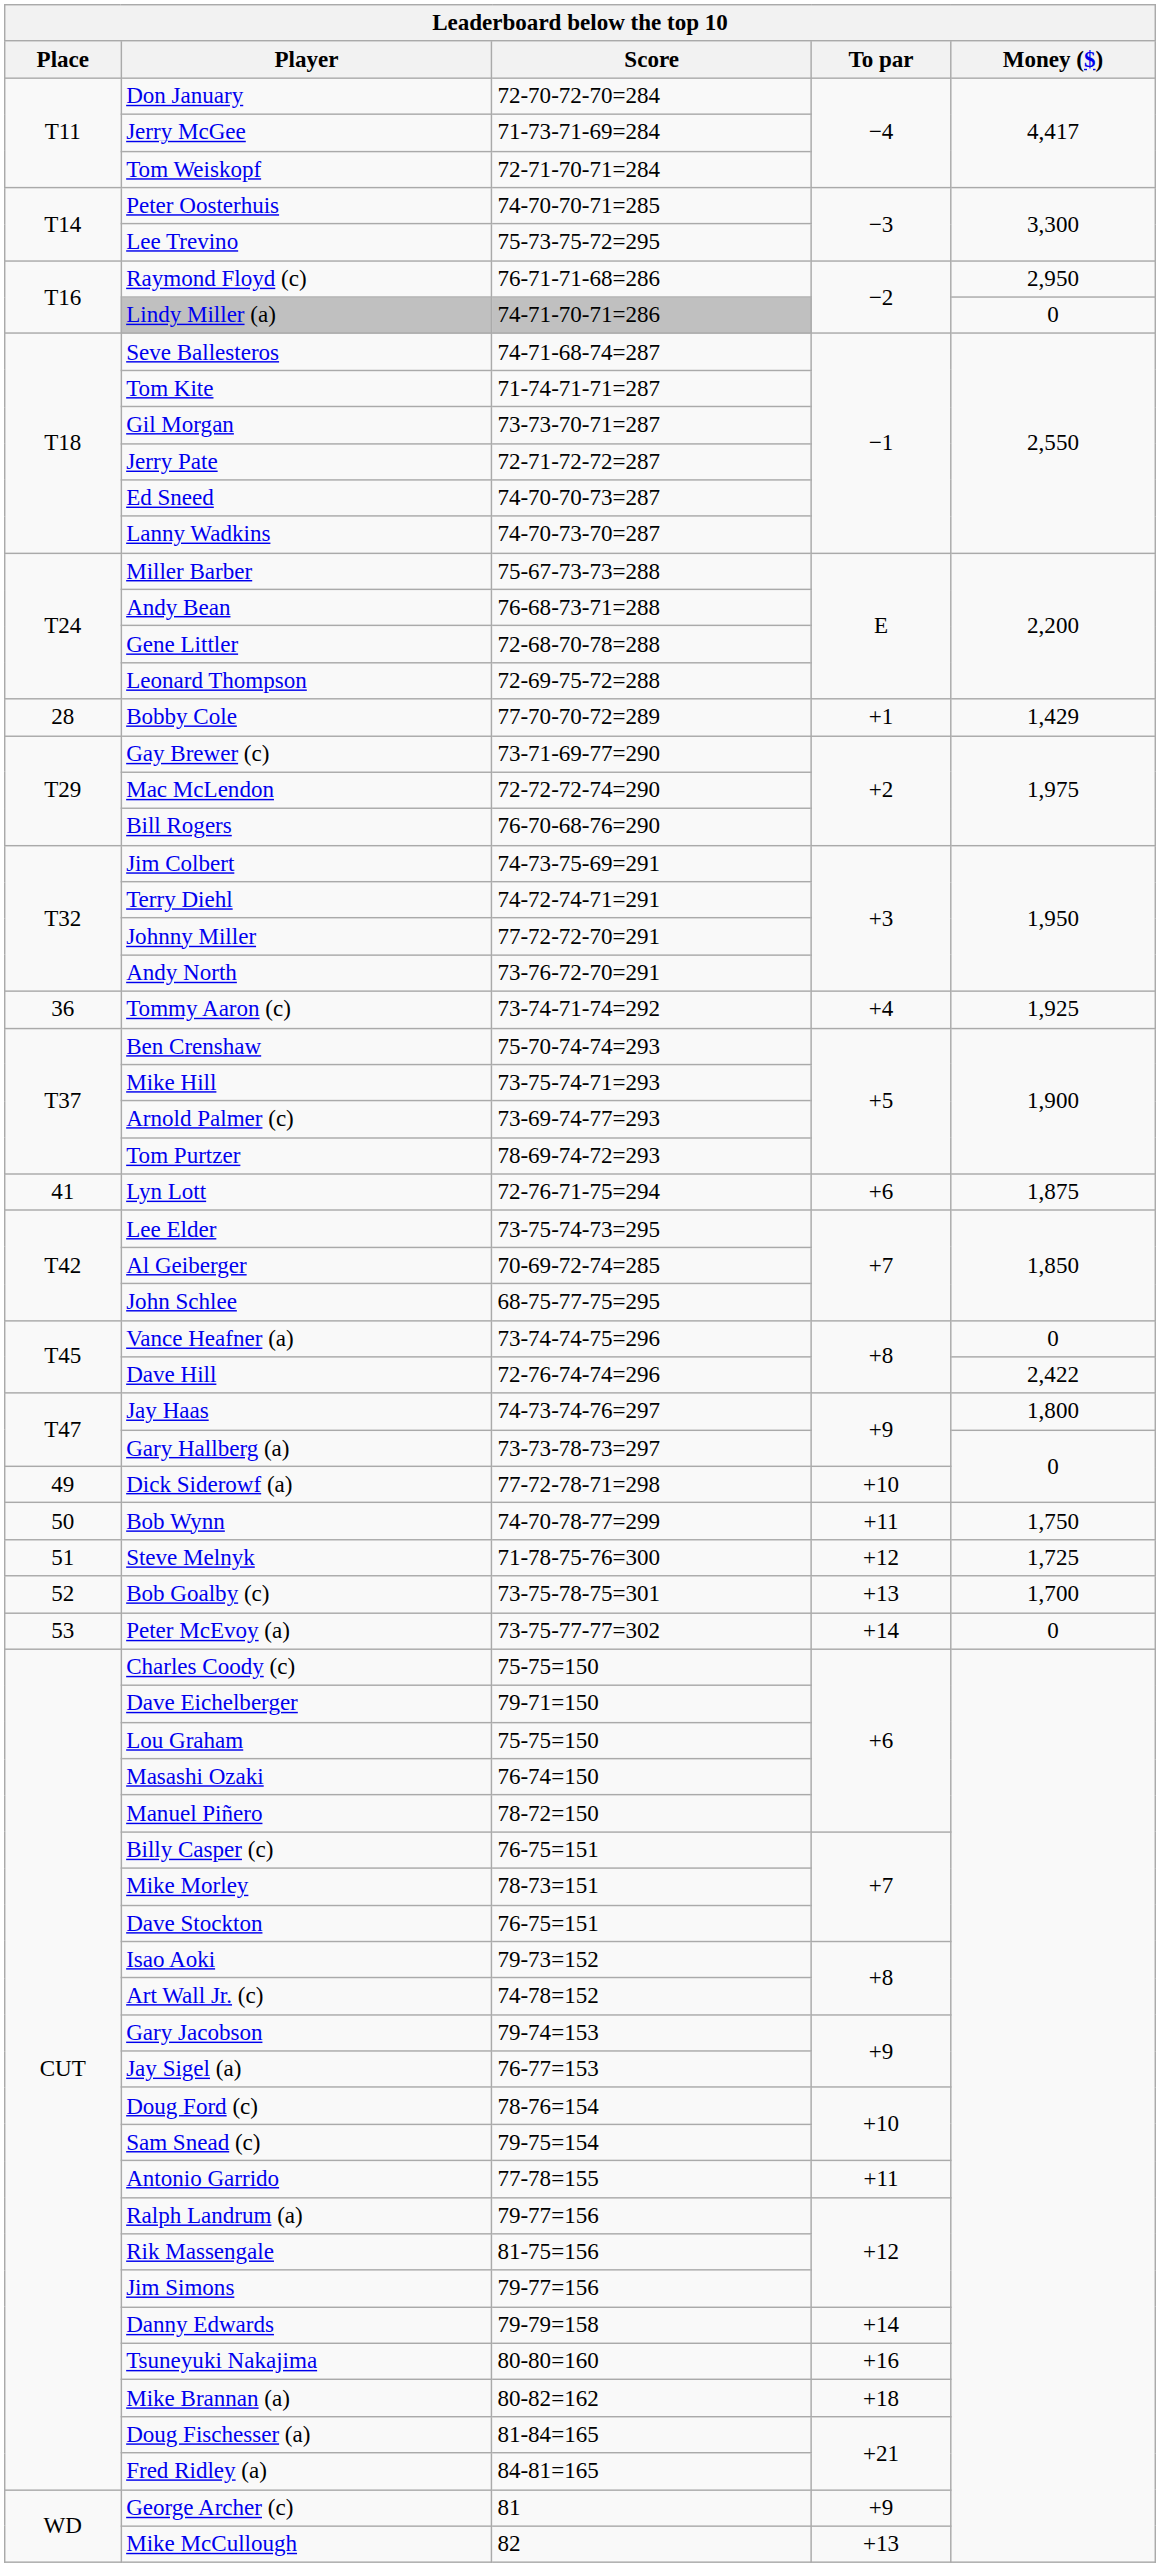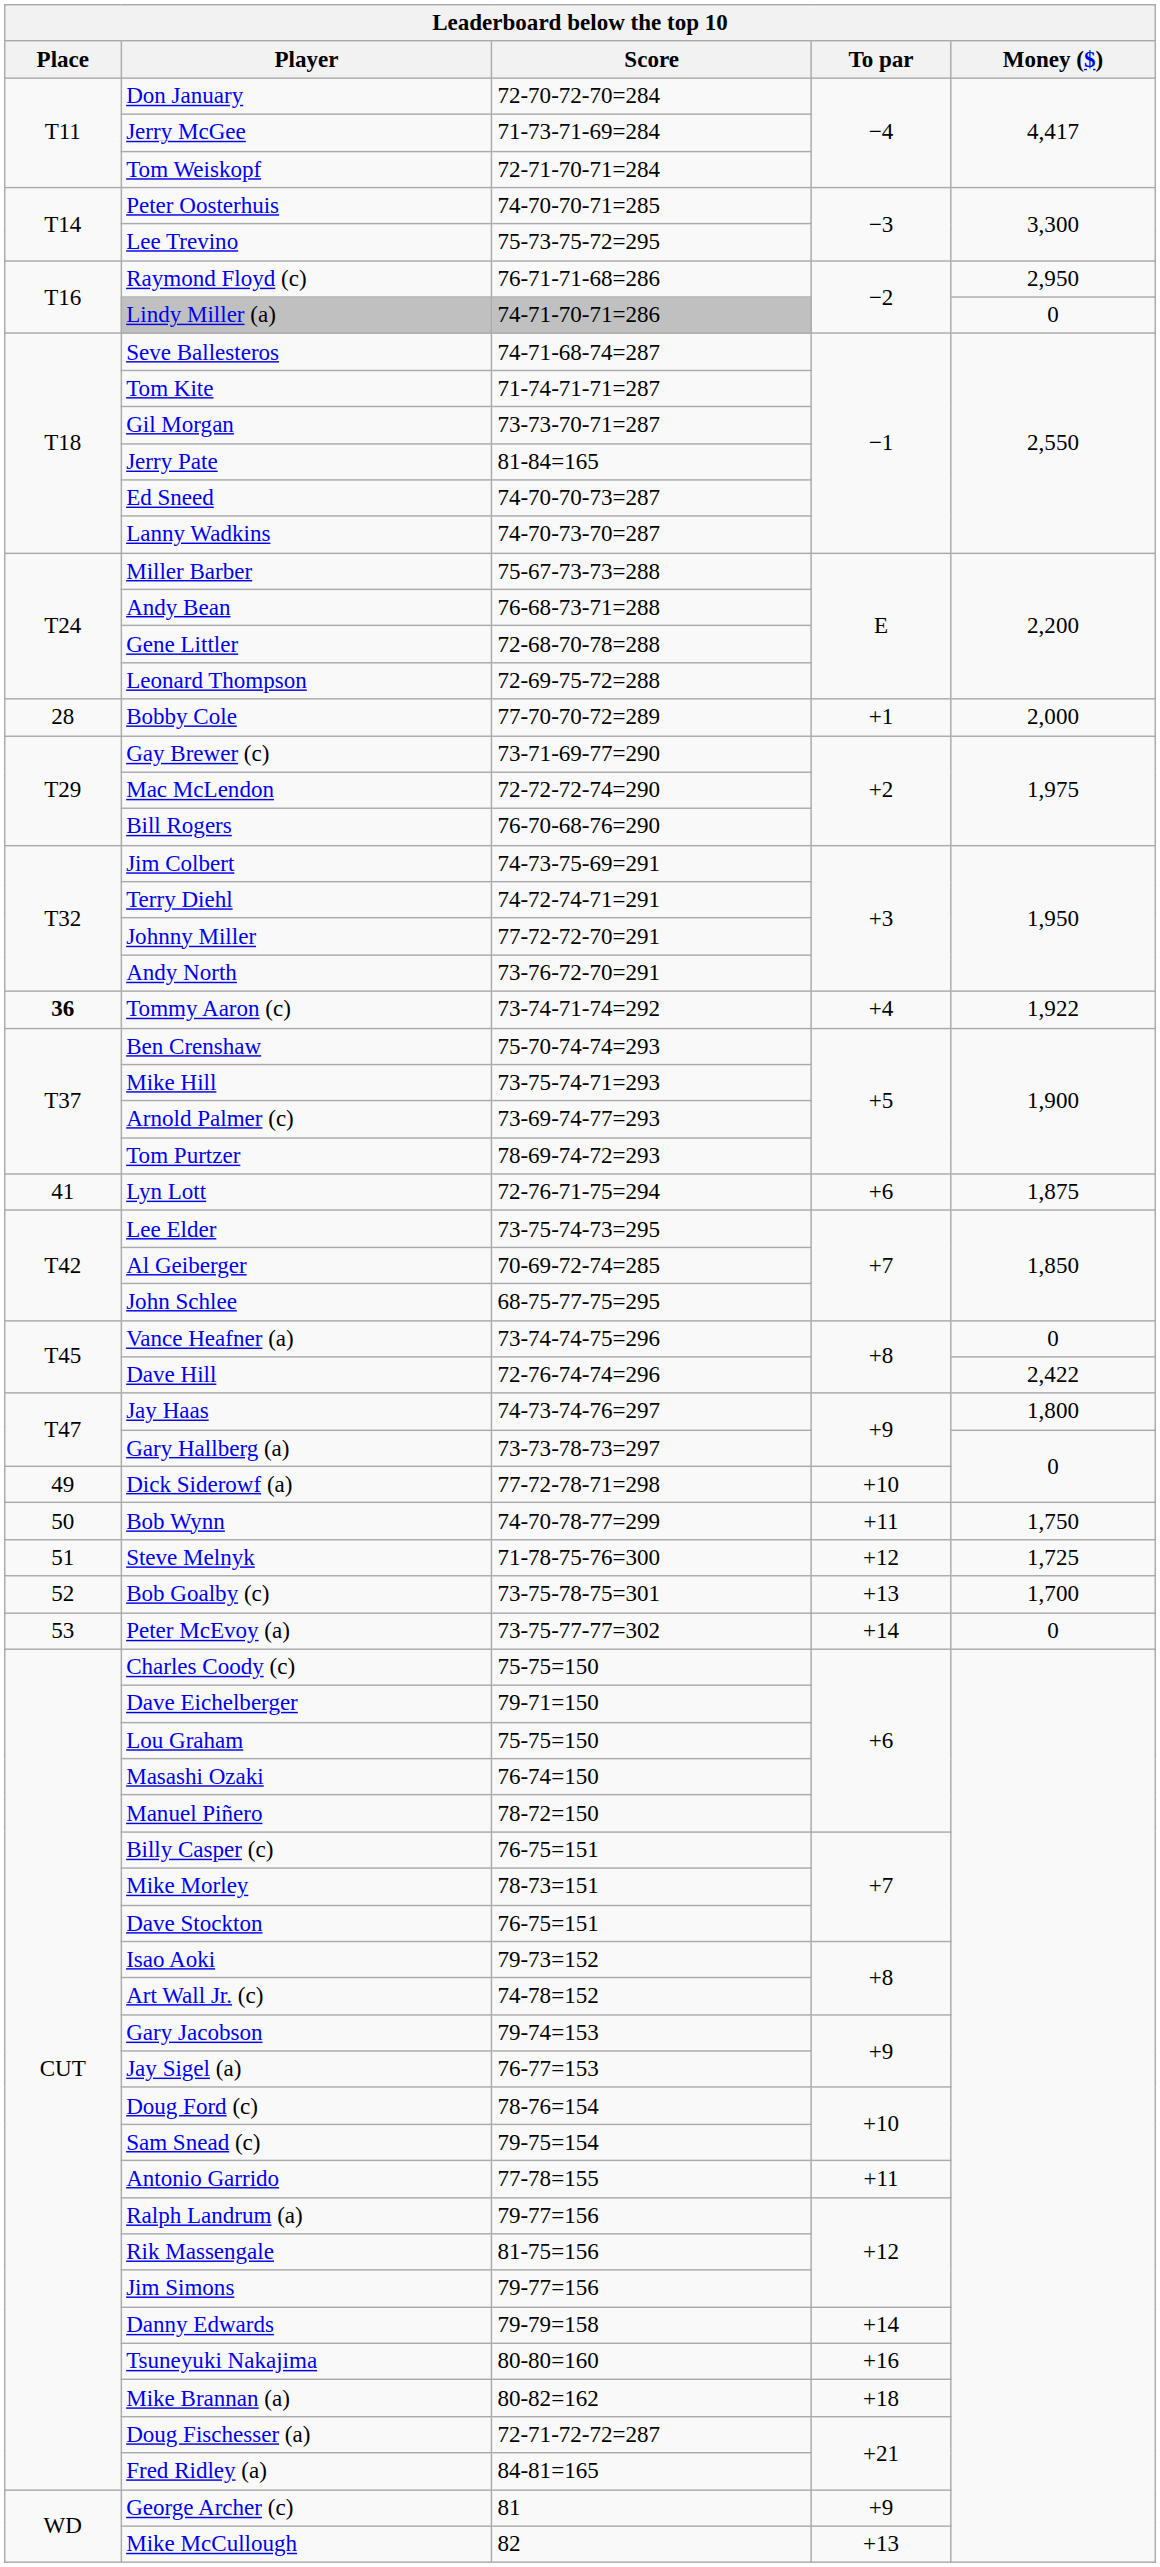(579, 461) 72-71-72-72=287 -> (548, 461) 81-84=165
(1053, 717) 1,429 -> (1053, 717) 2,000
(63, 1009) normal -> (63, 1009) bold
(1053, 1009) 1,925 -> (1053, 1009) 1,922
(548, 2434) 81-84=165 -> (579, 2434) 72-71-72-72=287
